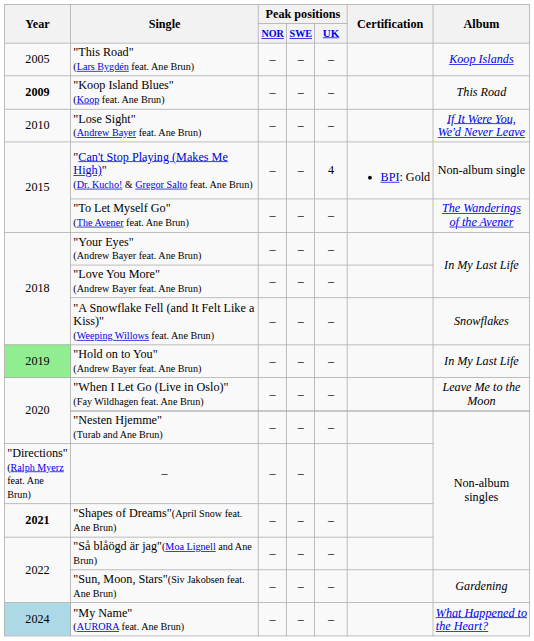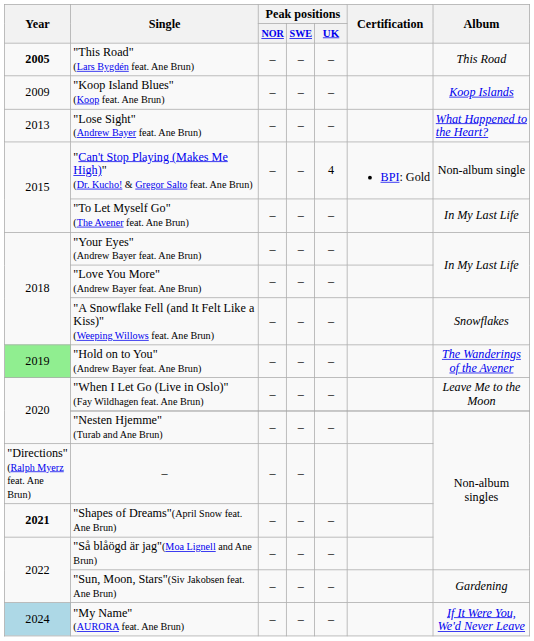(37, 59) normal -> (37, 59) bold
(481, 59) Koop Islands -> (481, 59) This Road
(37, 92) bold -> (37, 92) normal
(481, 92) This Road -> (481, 92) Koop Islands
(37, 125) 2010 -> (37, 125) 2013
(481, 125) If It Were You, We'd Never Leave -> (481, 125) What Happened to the Heart?
(481, 215) The Wanderings of the Avener -> (481, 215) In My Last Life
(481, 361) In My Last Life -> (481, 361) The Wanderings of the Avener
(481, 619) What Happened to the Heart? -> (481, 619) If It Were You, We'd Never Leave
